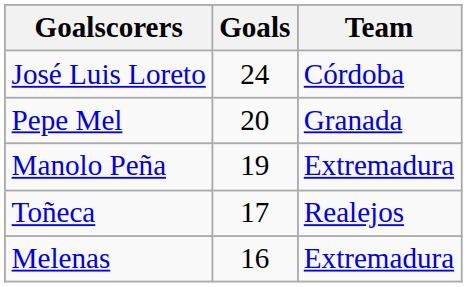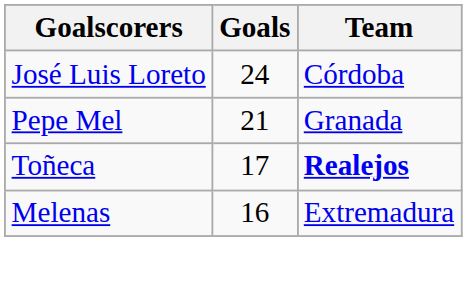(255, 119) 20 -> (255, 119) 21
- row: (89, 166)
(354, 212) normal -> (356, 166) bold
